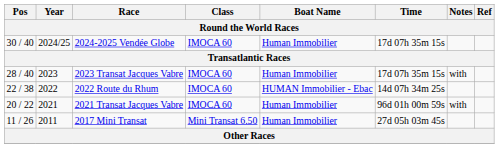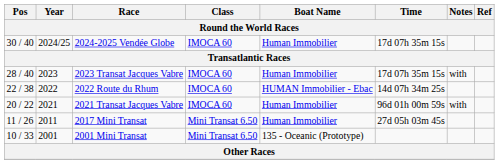+ row: (111, 136)
